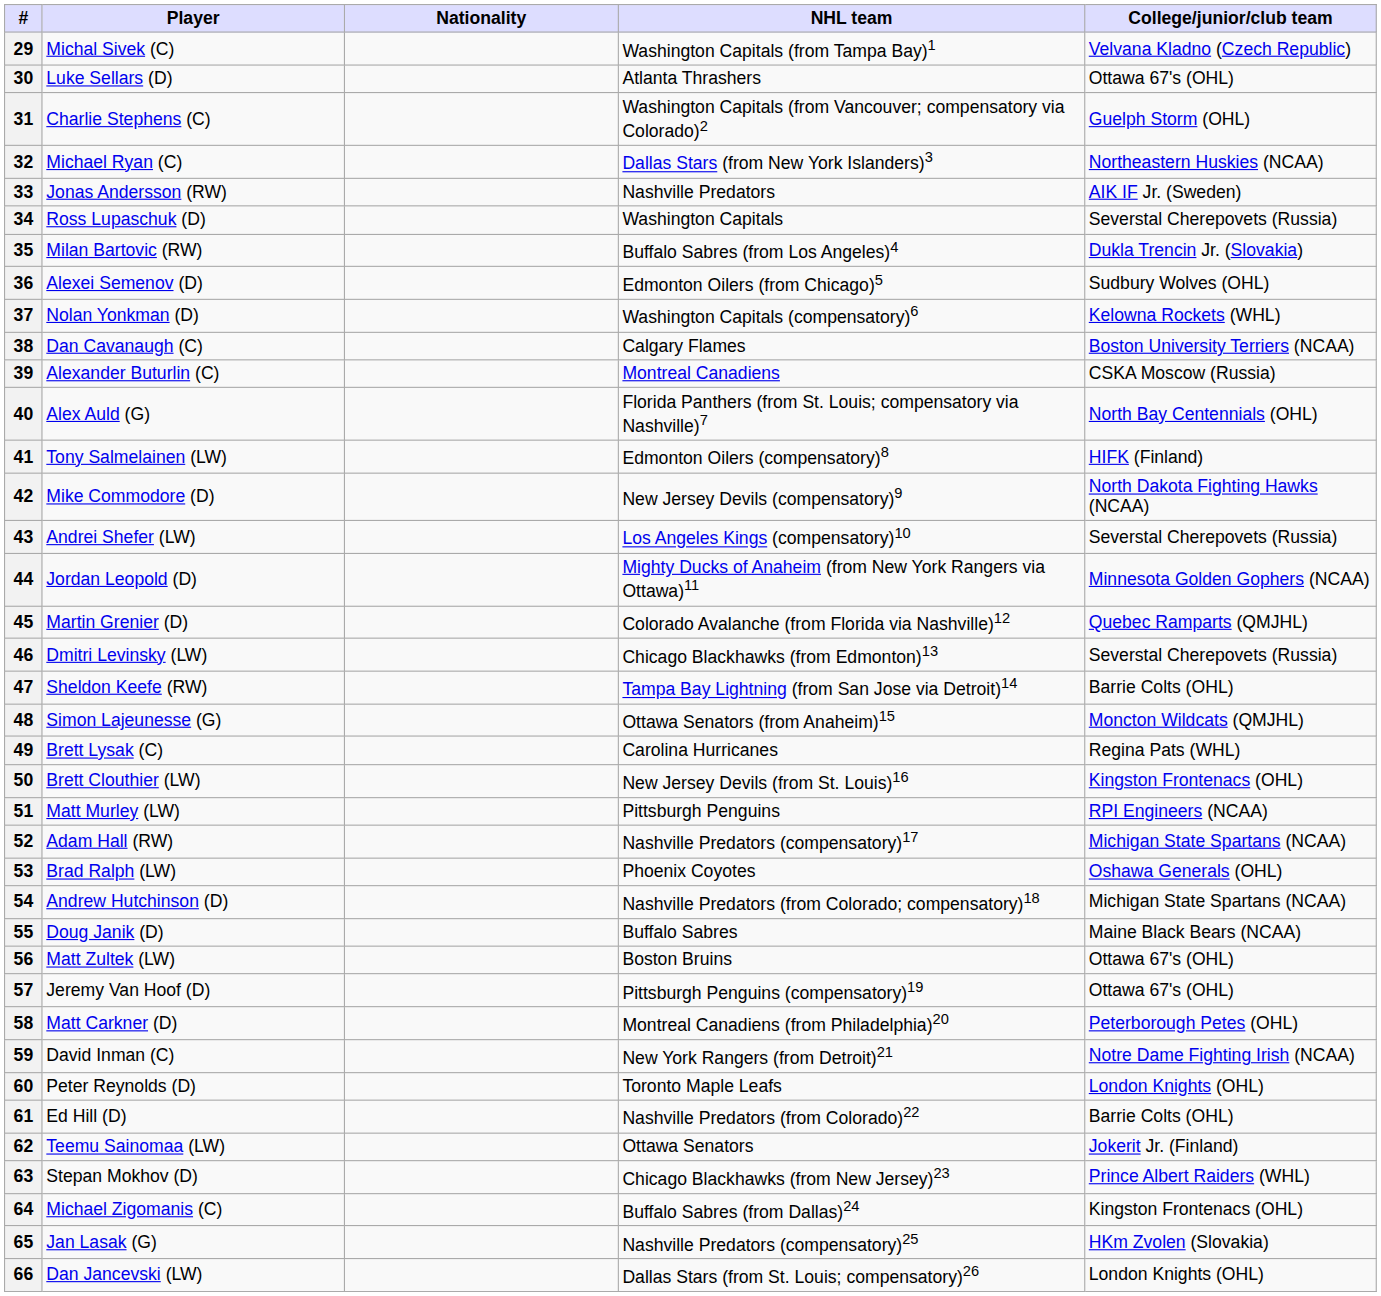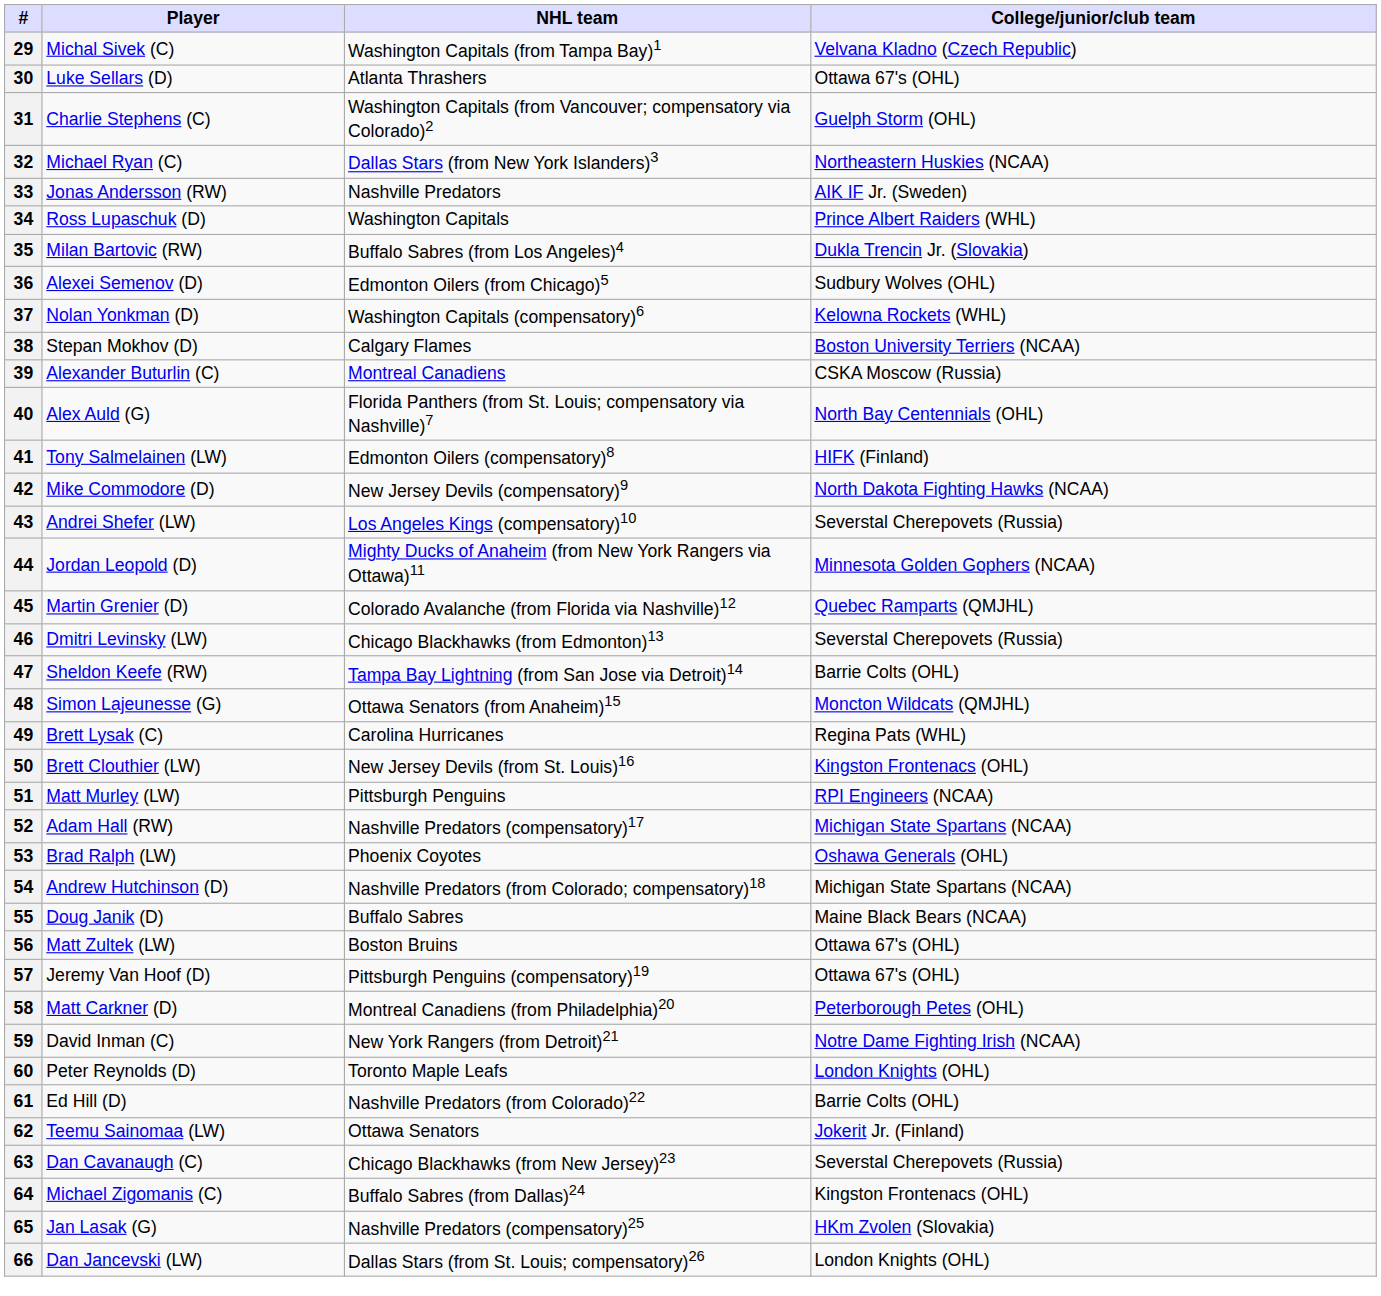- column: (481, 18)
(1213, 220) Severstal Cherepovets (Russia) -> (925, 220) Prince Albert Raiders (WHL)
(125, 345) Dan Cavanaugh (C) -> (122, 345) Stepan Mokhov (D)
(122, 1176) Stepan Mokhov (D) -> (125, 1161) Dan Cavanaugh (C)
(1199, 1176) Prince Albert Raiders (WHL) -> (939, 1161) Severstal Cherepovets (Russia)
